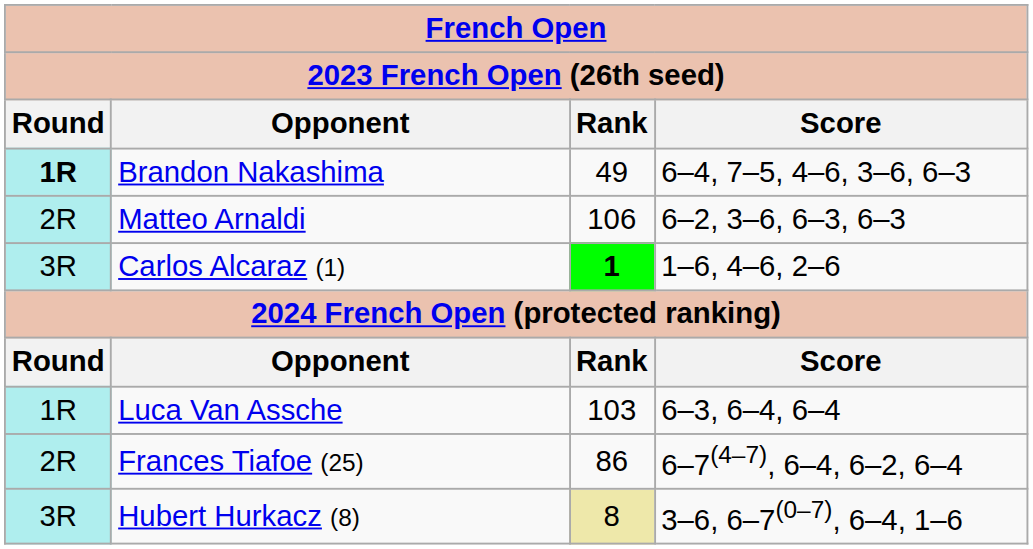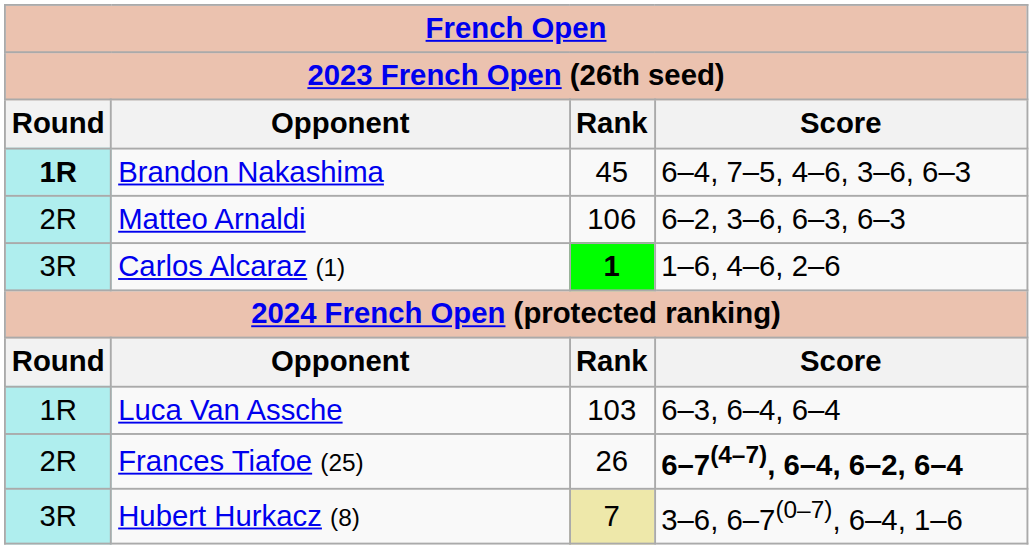(612, 170) 49 -> (612, 170) 45
(612, 460) 86 -> (612, 460) 26
(812, 460) normal -> (812, 460) bold
(612, 515) 8 -> (612, 515) 7
